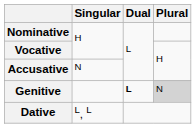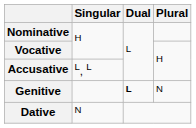(78, 67) N -> (83, 70) L, L
(160, 89) lightgrey background -> (160, 89) no background
(83, 112) L, L -> (78, 110) N
